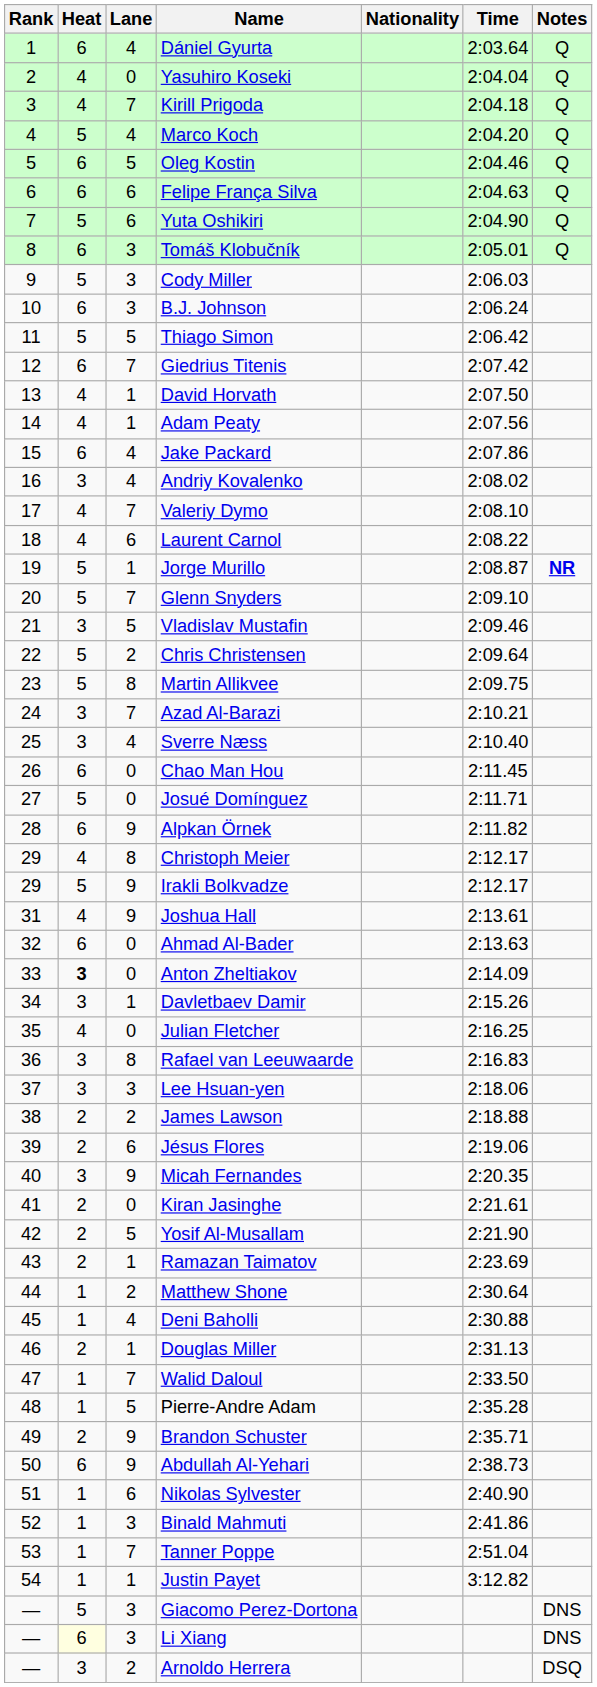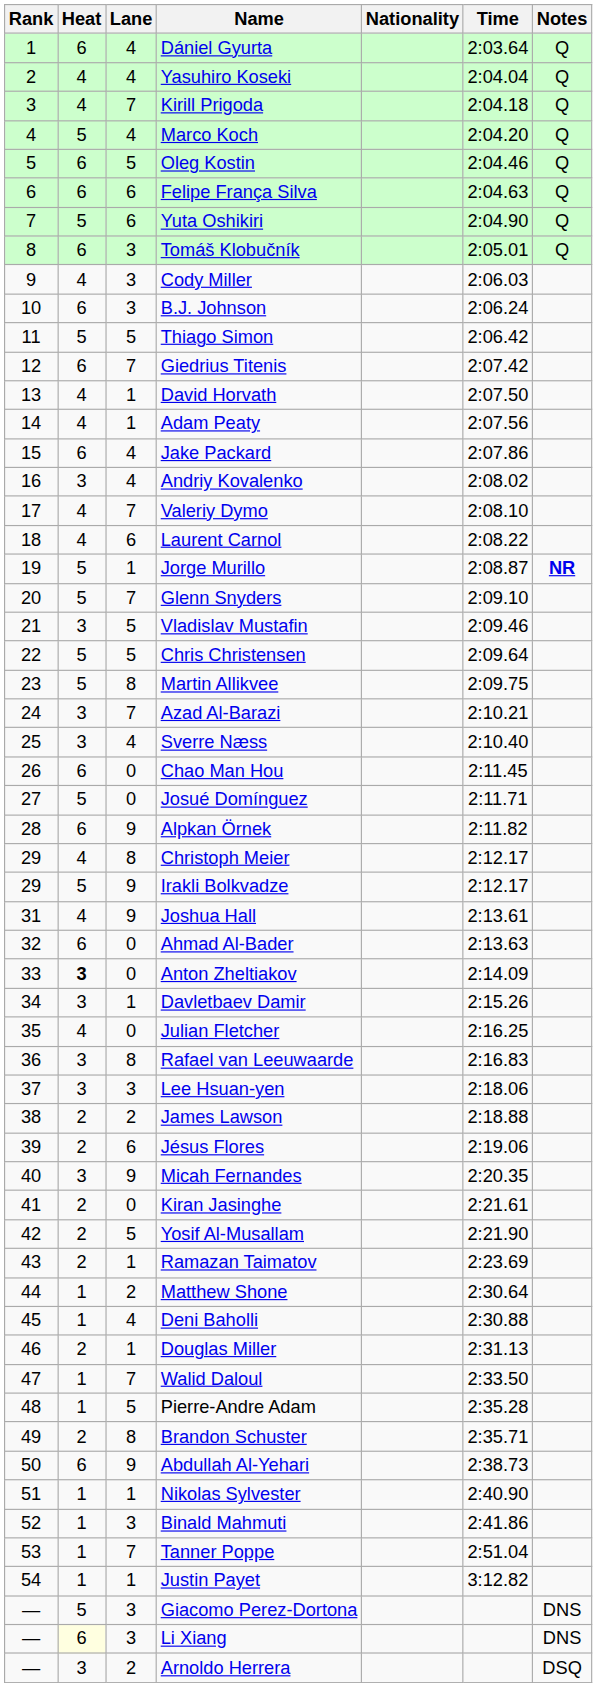(131, 76) 0 -> (131, 76) 4
(82, 279) 5 -> (82, 279) 4
(131, 655) 2 -> (131, 655) 5
(131, 1436) 9 -> (131, 1436) 8
(131, 1494) 6 -> (131, 1494) 1
